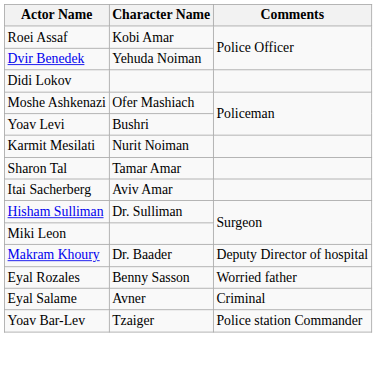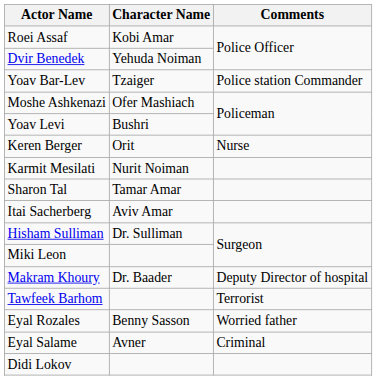rows swapped: (46, 320) <-> (40, 80)
+ row: (45, 146)
+ row: (55, 299)
